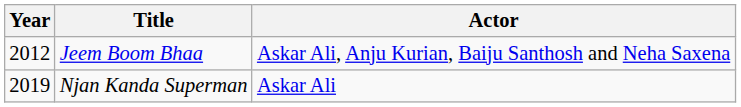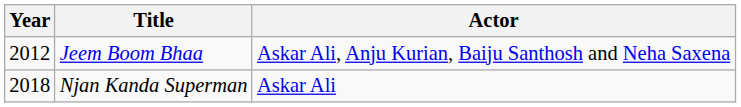(30, 85) 2019 -> (30, 85) 2018
